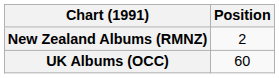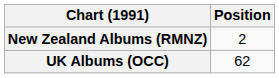(242, 61) 60 -> (242, 61) 62
